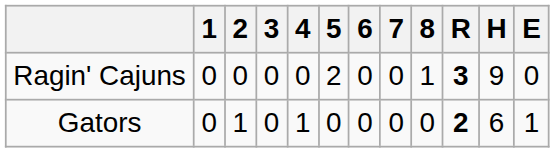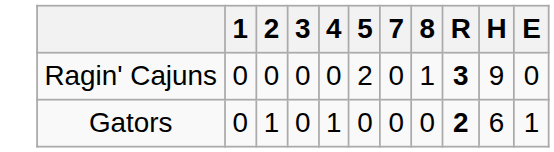- column: (365, 28)
